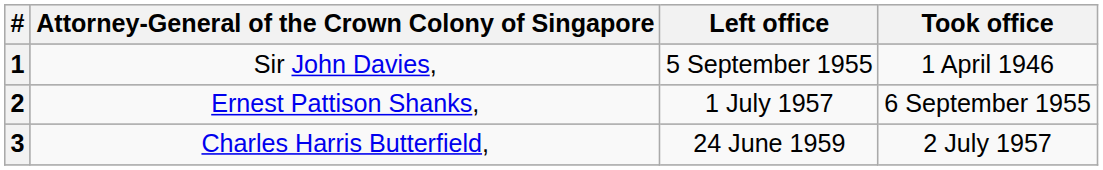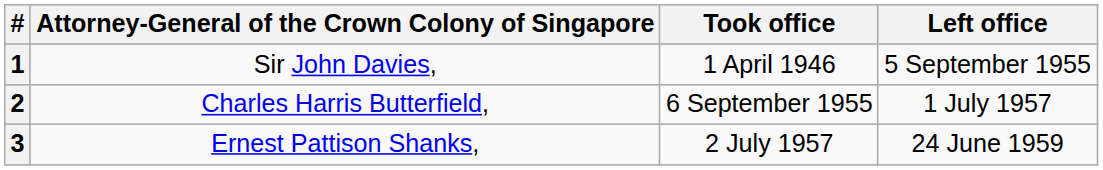columns swapped: (988, 24) <-> (769, 24)
(345, 104) Ernest Pattison Shanks, -> (345, 104) Charles Harris Butterfield,
(345, 143) Charles Harris Butterfield, -> (345, 143) Ernest Pattison Shanks,
